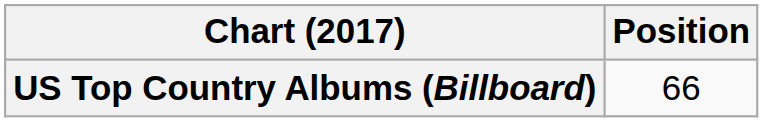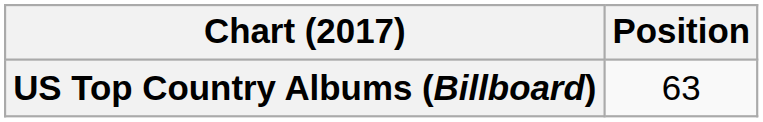(681, 87) 66 -> (681, 87) 63
